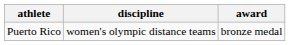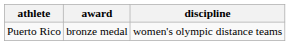columns swapped: (141, 13) <-> (252, 13)
